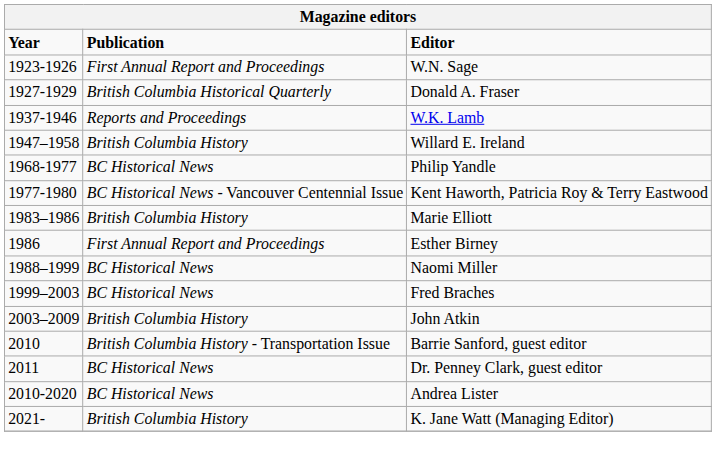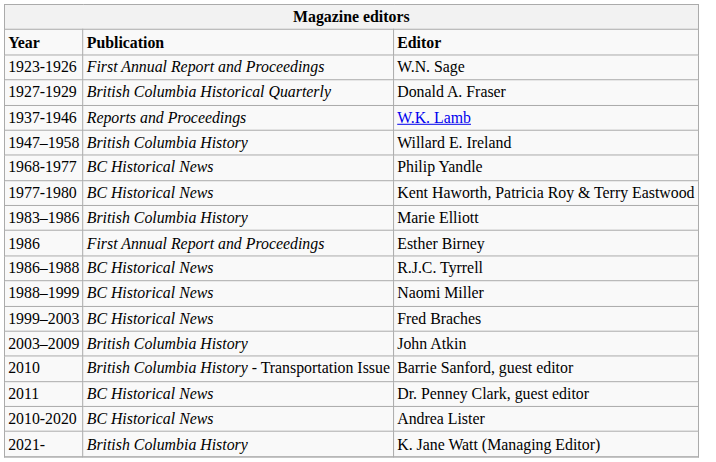(245, 192) BC Historical News - Vancouver Centennial Issue -> (150, 192) BC Historical News
+ row: (440, 268)
